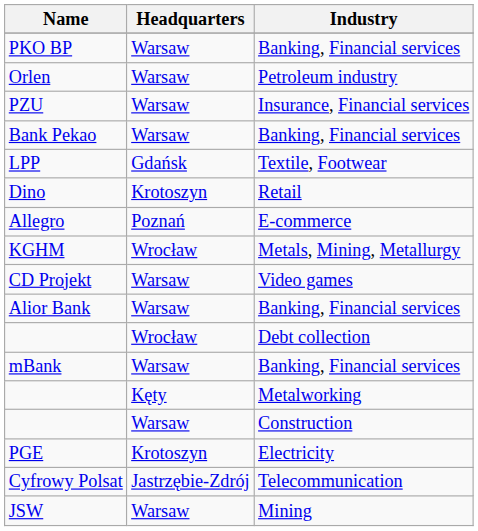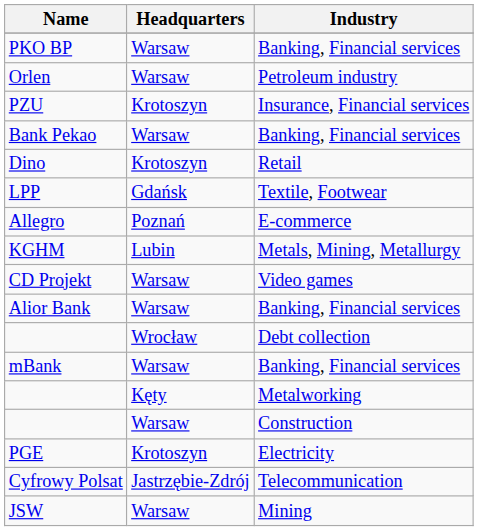(160, 105) Warsaw -> (169, 105) Krotoszyn
rows swapped: (24, 163) <-> (27, 192)
(164, 250) Wrocław -> (153, 250) Lubin
